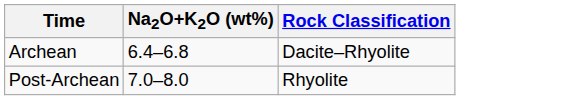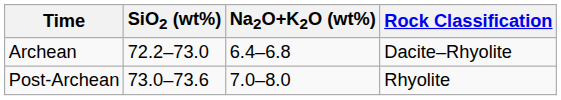+ column: (174, 21)
